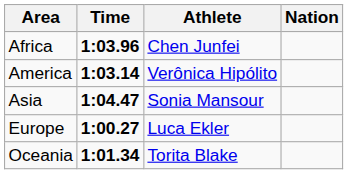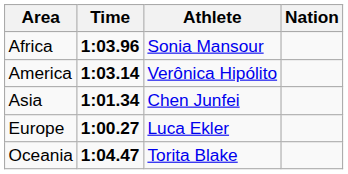(194, 45) Chen Junfei -> (206, 45) Sonia Mansour
(110, 100) 1:04.47 -> (110, 100) 1:01.34
(206, 100) Sonia Mansour -> (194, 100) Chen Junfei
(110, 155) 1:01.34 -> (110, 155) 1:04.47
